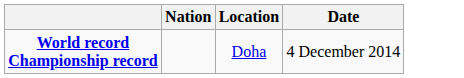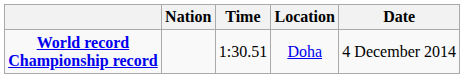+ column: (243, 17)
